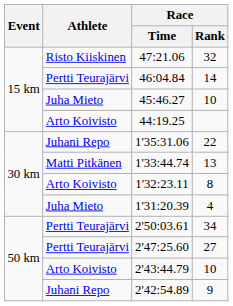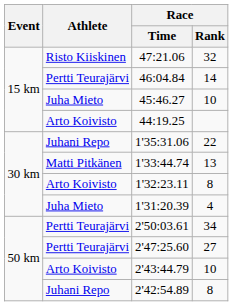(210, 290) 9 -> (210, 290) 8
